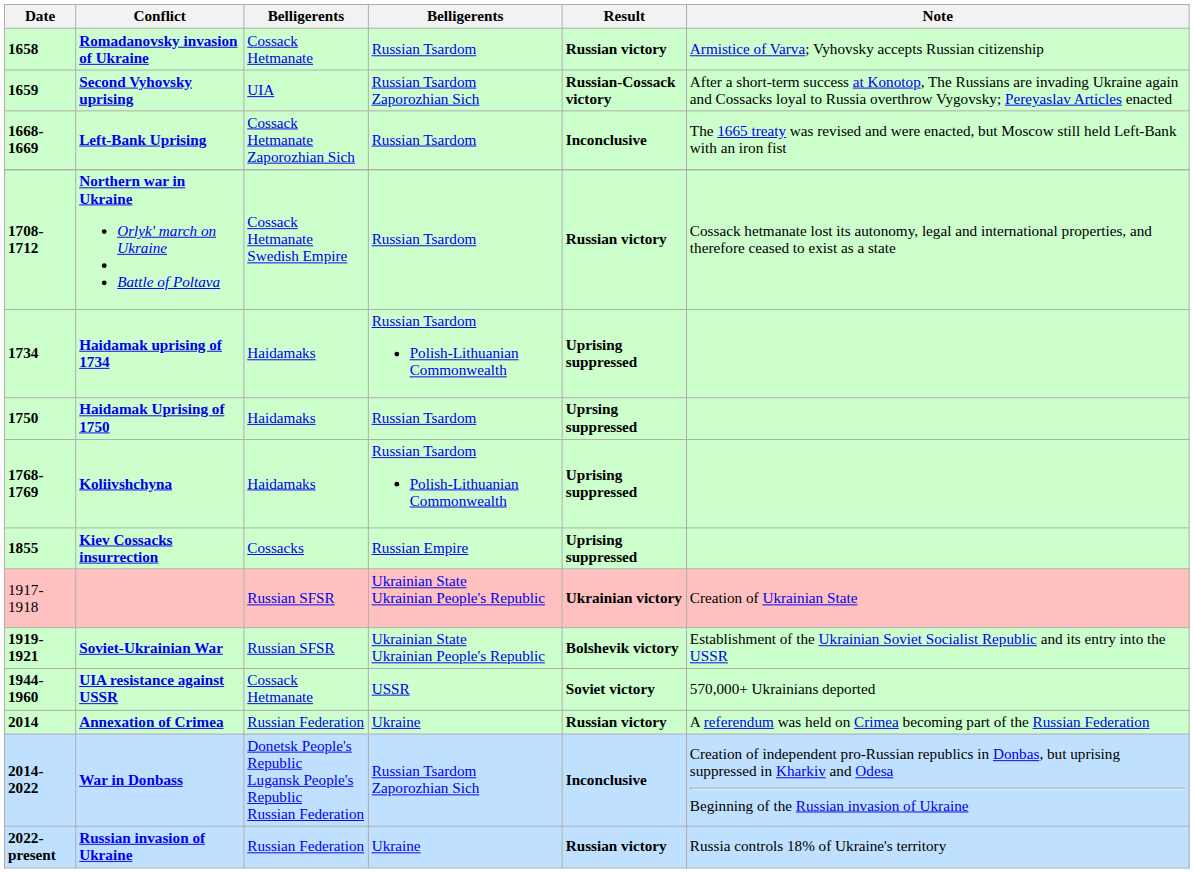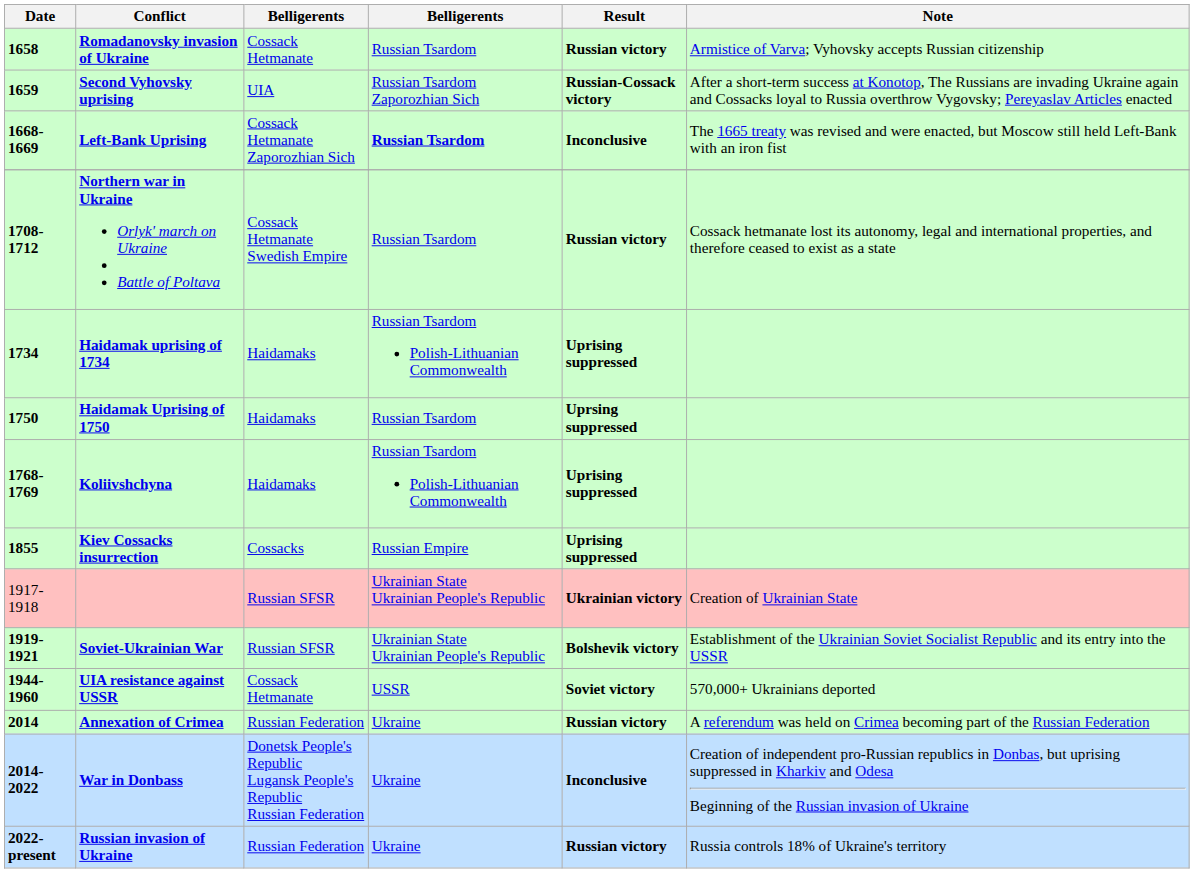(424, 140) normal -> (428, 140) bold
(425, 780) Russian Tsardom Zaporozhian Sich -> (396, 780) Ukraine
